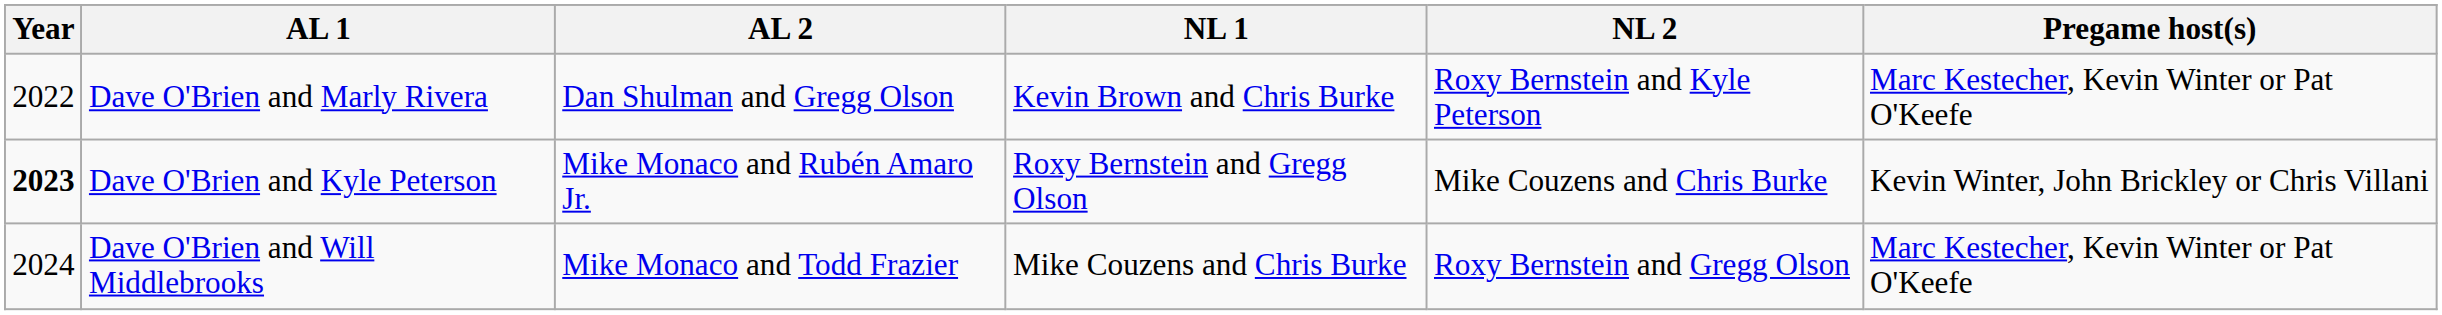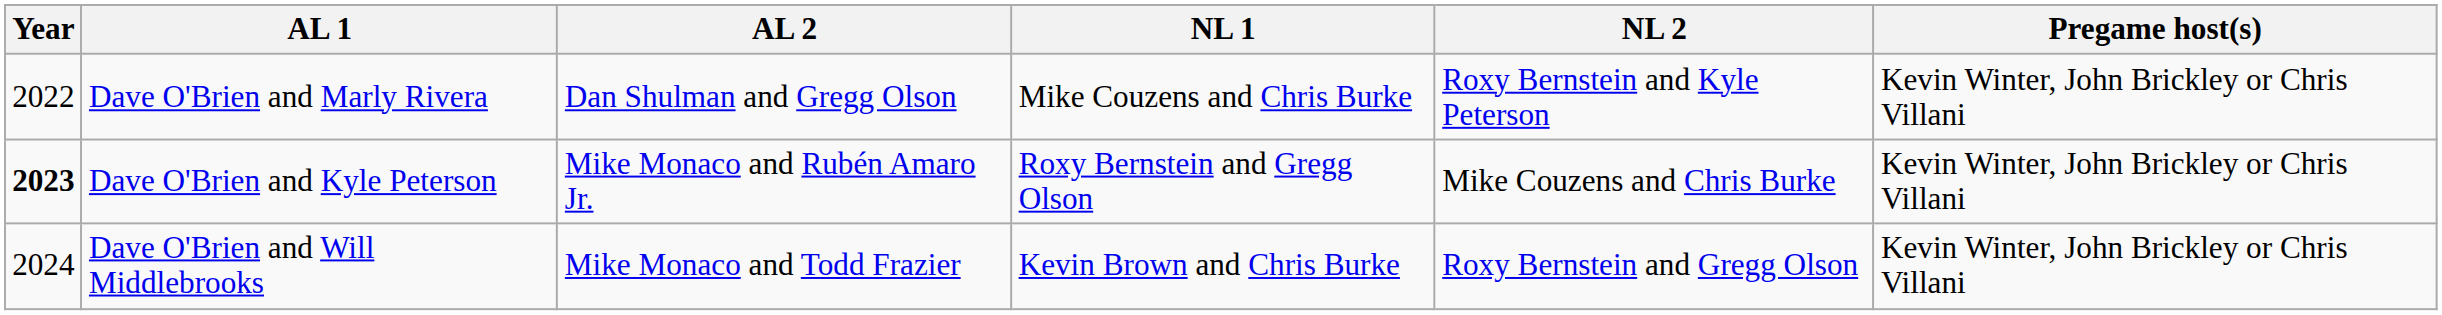(1204, 96) Kevin Brown and Chris Burke -> (1215, 96) Mike Couzens and Chris Burke
(2102, 96) Marc Kestecher, Kevin Winter or Pat O'Keefe -> (2114, 96) Kevin Winter, John Brickley or Chris Villani
(1210, 265) Mike Couzens and Chris Burke -> (1209, 265) Kevin Brown and Chris Burke
(2102, 265) Marc Kestecher, Kevin Winter or Pat O'Keefe -> (2114, 265) Kevin Winter, John Brickley or Chris Villani
